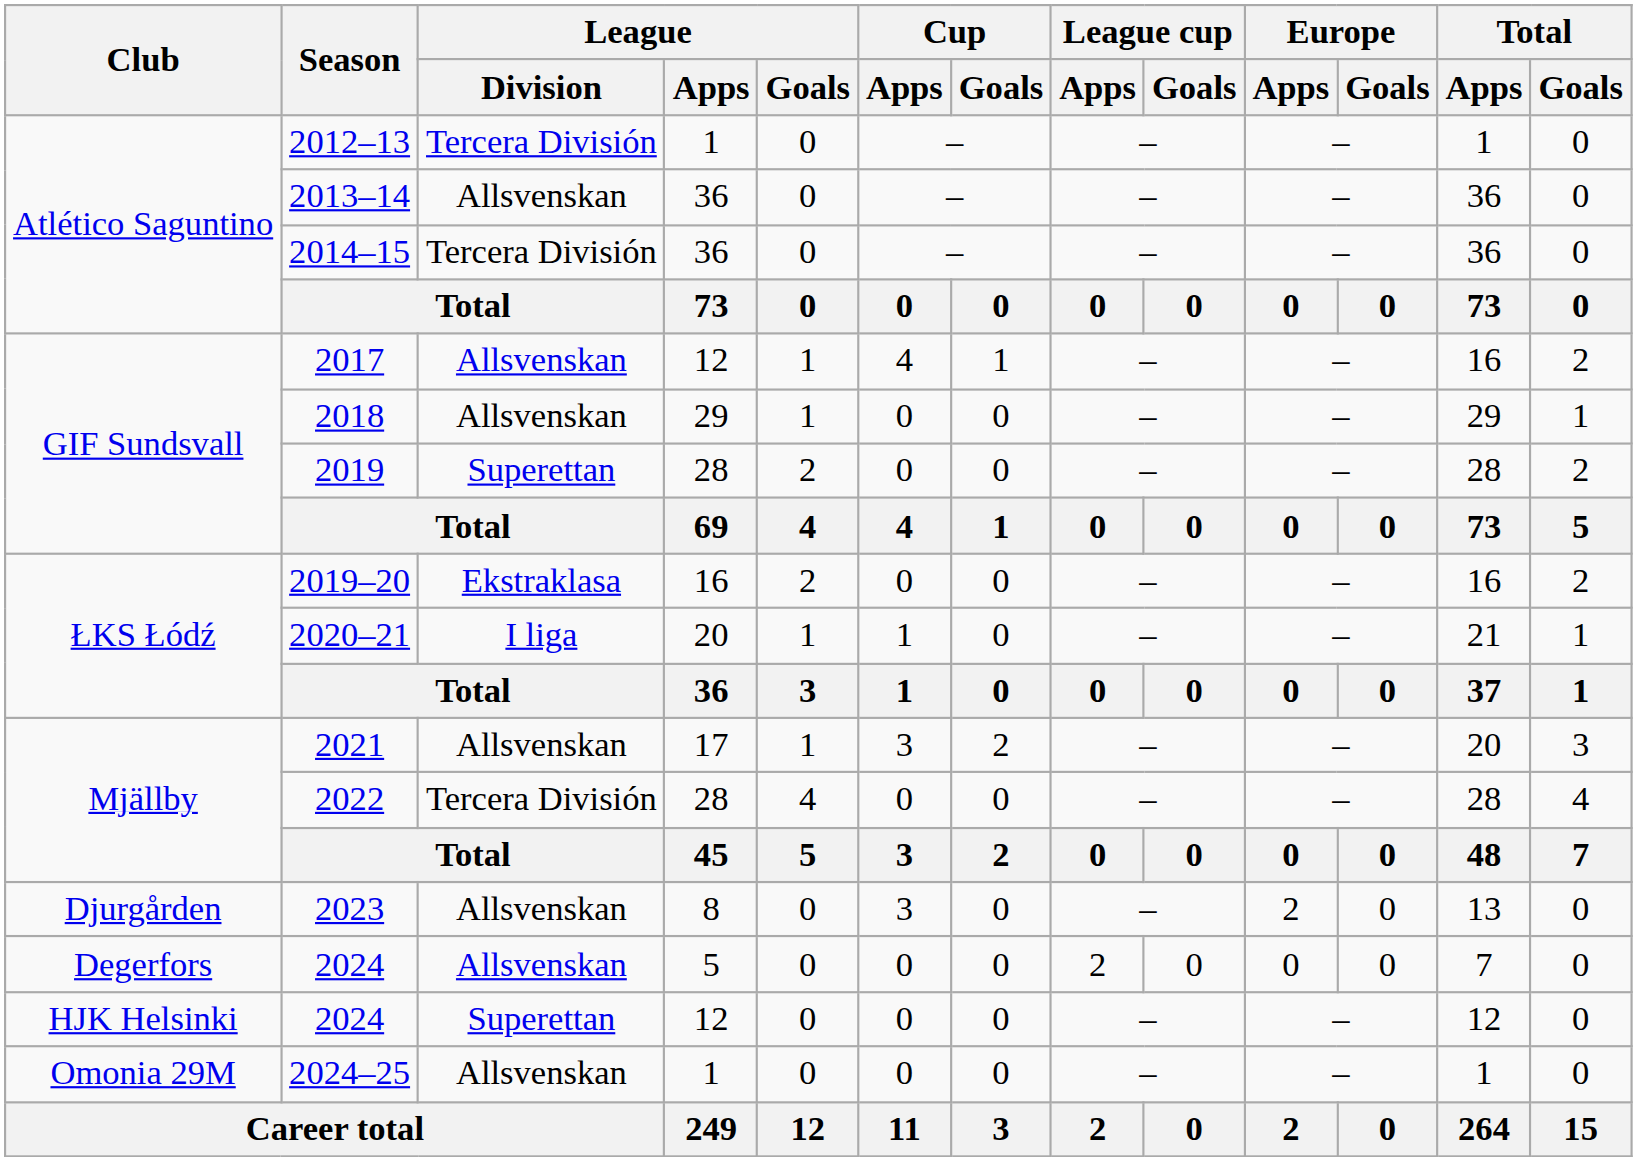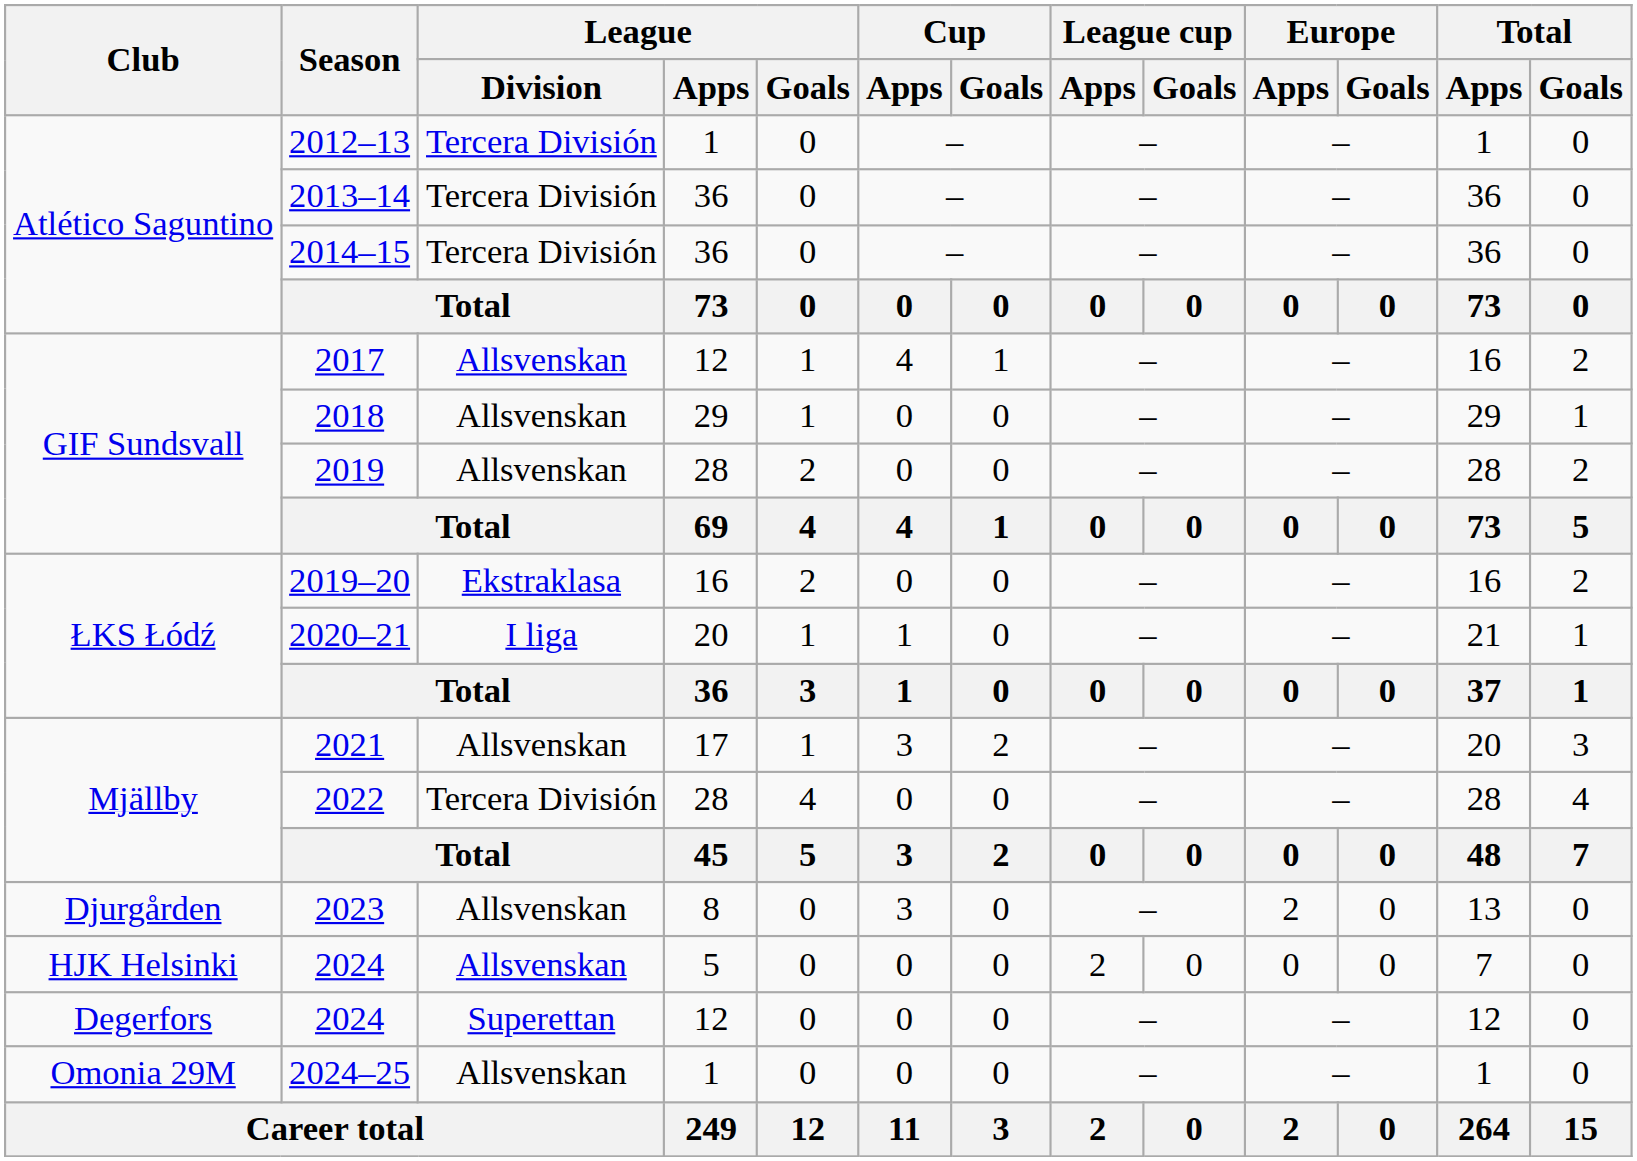(541, 196) Allsvenskan -> (541, 196) Tercera División
(541, 470) Superettan -> (541, 470) Allsvenskan
(143, 963) Degerfors -> (143, 963) HJK Helsinki
(143, 1018) HJK Helsinki -> (143, 1018) Degerfors
